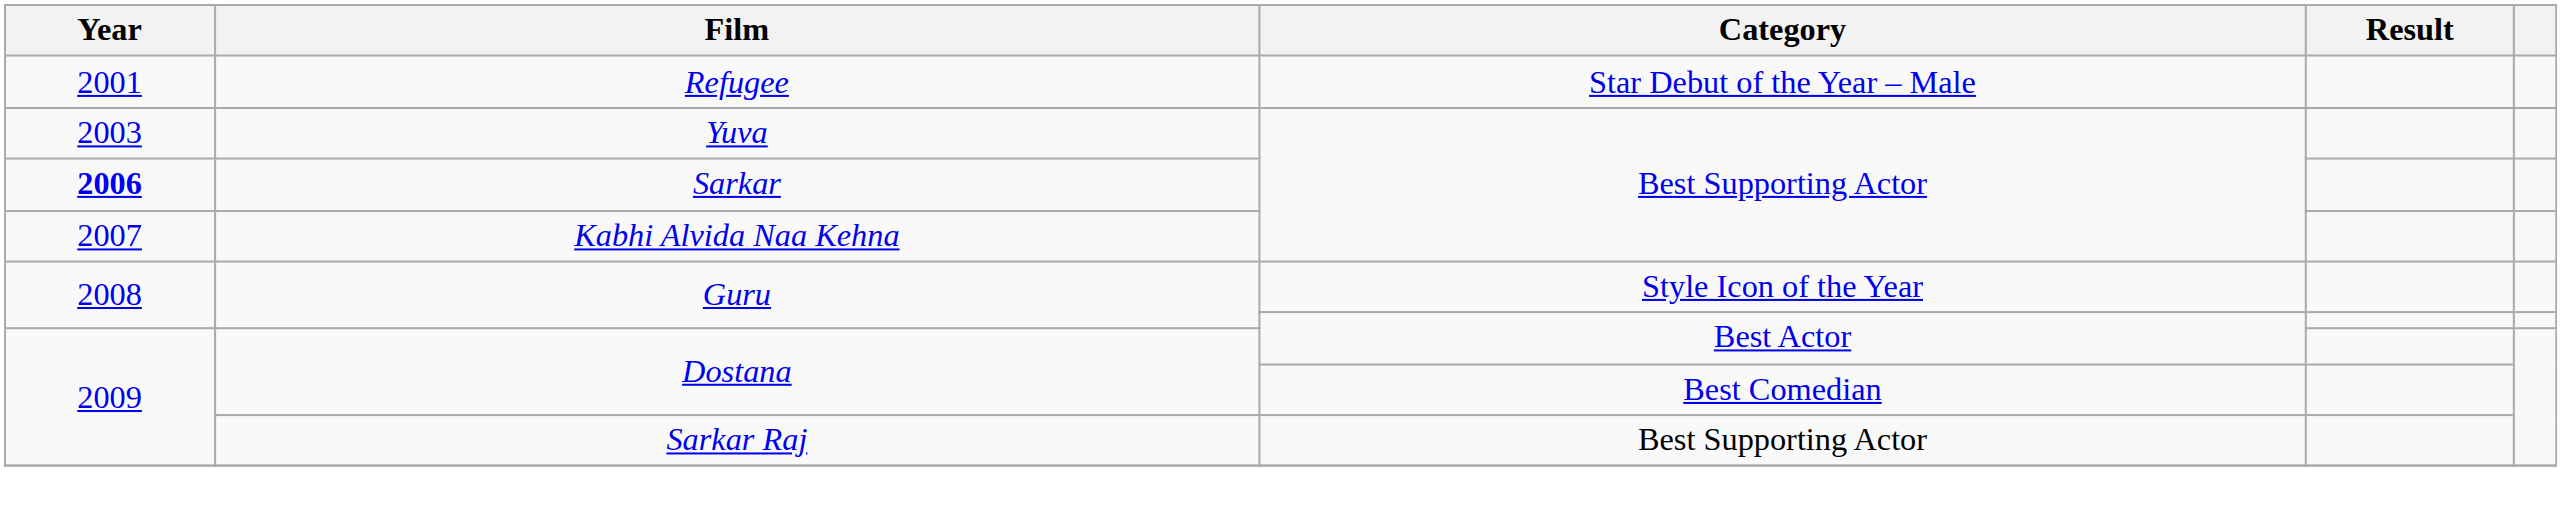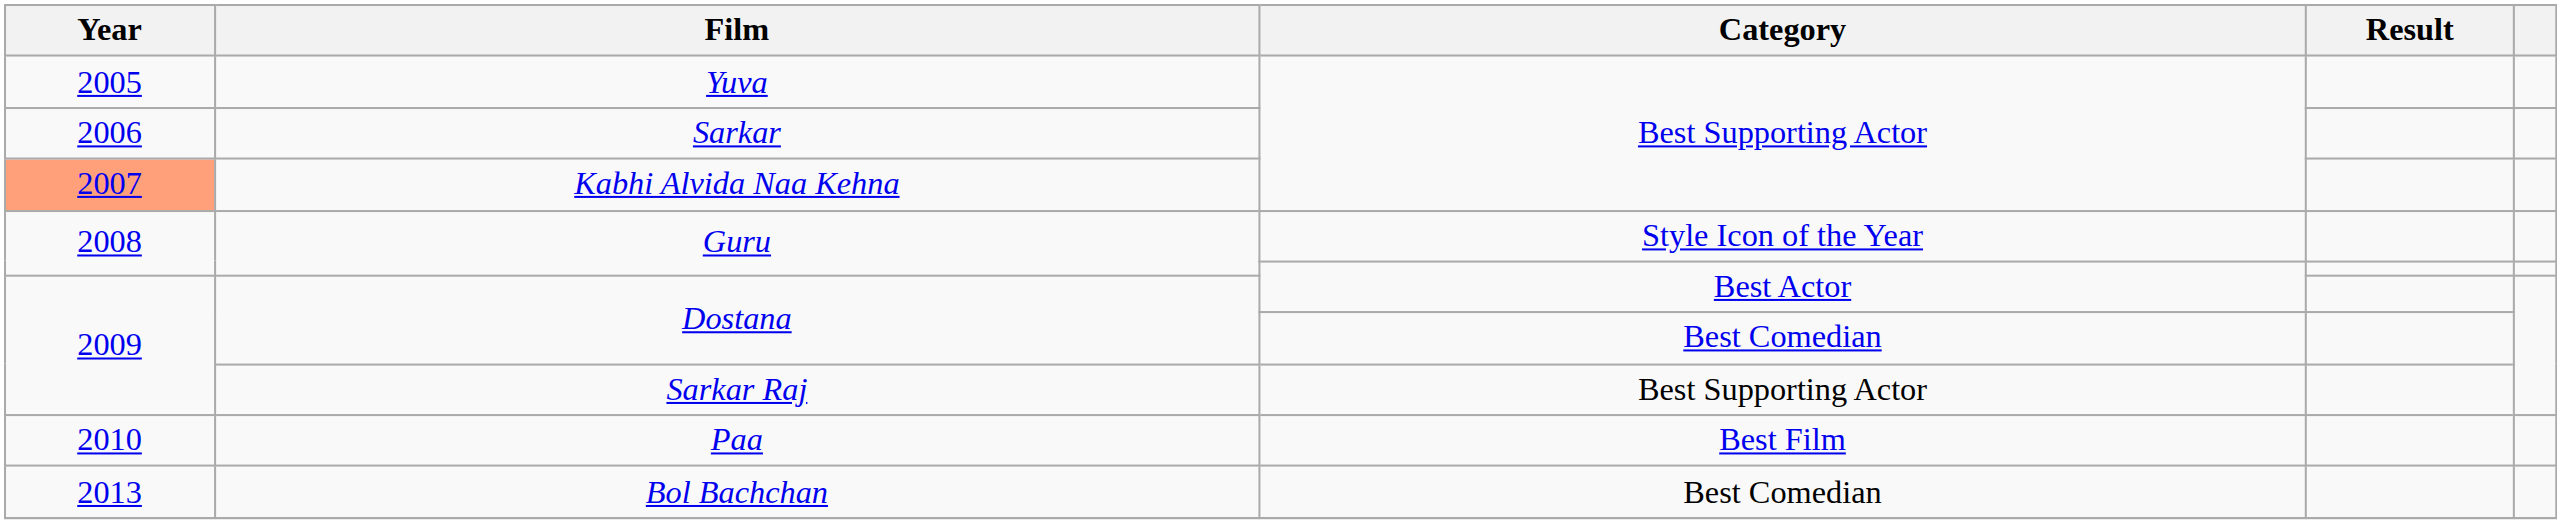- row: (737, 81)
(110, 132) 2003 -> (110, 81) 2005
(110, 183) bold -> (110, 132) normal
(110, 235) no background -> (110, 183) lightsalmon background
+ row: (737, 440)
+ row: (737, 491)
